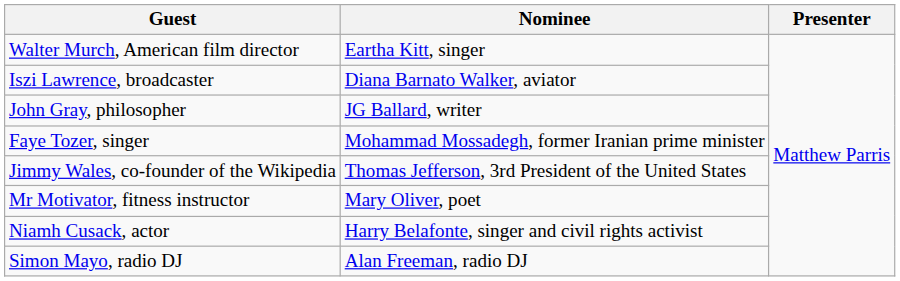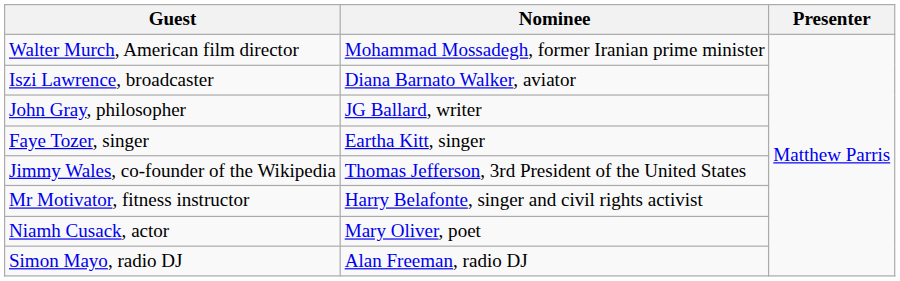(415, 49) Eartha Kitt, singer -> (555, 49) Mohammad Mossadegh, former Iranian prime minister
(555, 140) Mohammad Mossadegh, former Iranian prime minister -> (415, 140) Eartha Kitt, singer
(413, 200) Mary Oliver, poet -> (524, 200) Harry Belafonte, singer and civil rights activist
(524, 230) Harry Belafonte, singer and civil rights activist -> (413, 230) Mary Oliver, poet
